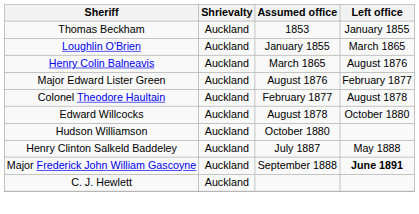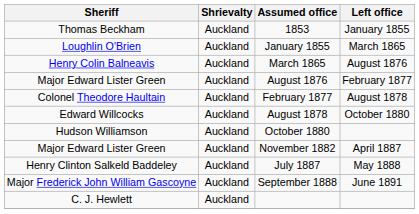+ row: (102, 149)
(377, 166) bold -> (377, 183) normal
